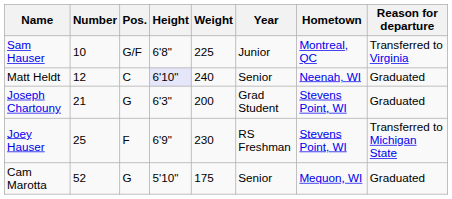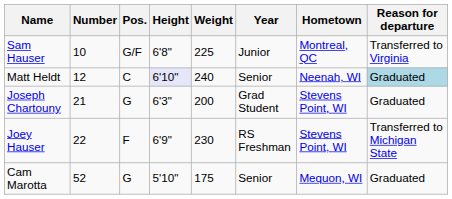(397, 77) no background -> (397, 77) lightblue background
(79, 140) 25 -> (79, 140) 22
